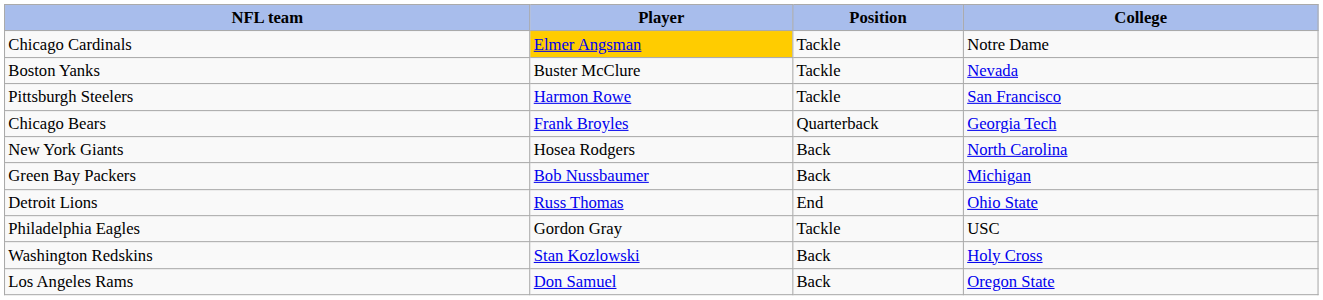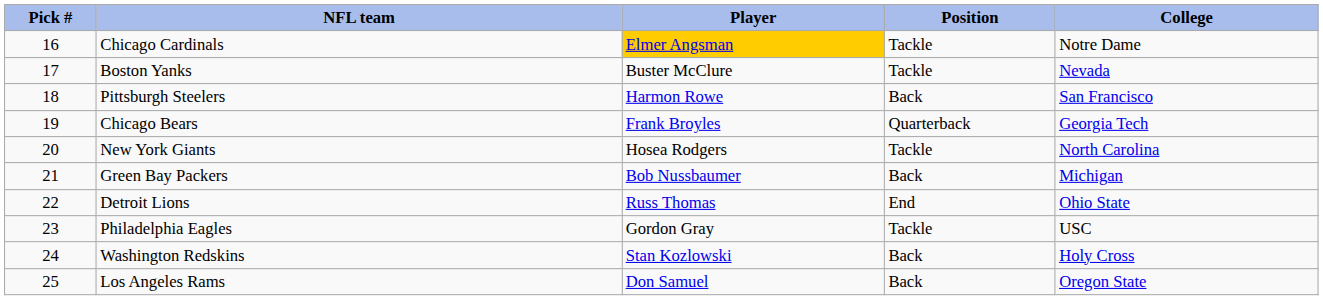+ column: (50, 17)
(818, 96) Tackle -> (905, 96) Back
(814, 149) Back -> (910, 149) Tackle
